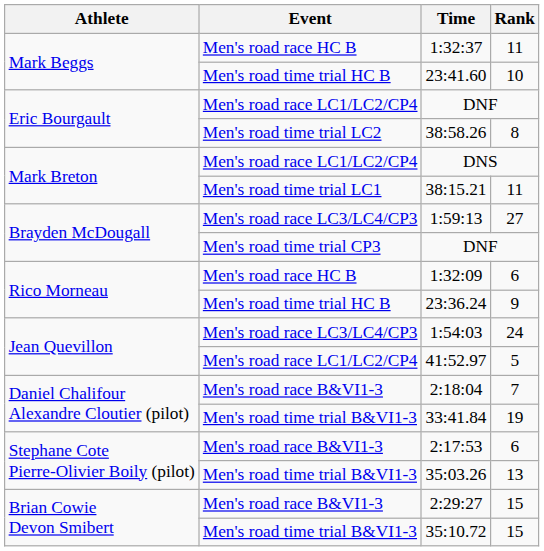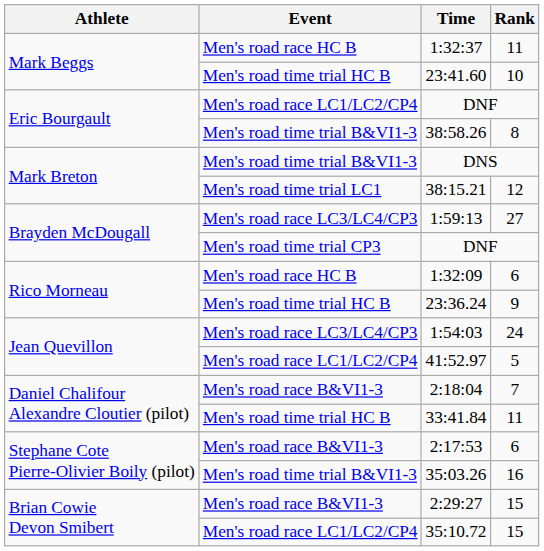(292, 133) Men's road time trial LC2 -> (310, 133) Men's road time trial B&VI1-3
(310, 161) Men's road race LC1/LC2/CP4 -> (310, 161) Men's road time trial B&VI1-3
(515, 190) 11 -> (515, 190) 12
(310, 418) Men's road time trial B&VI1-3 -> (297, 418) Men's road time trial HC B
(515, 418) 19 -> (515, 418) 11
(515, 475) 13 -> (515, 475) 16
(310, 532) Men's road time trial B&VI1-3 -> (310, 532) Men's road race LC1/LC2/CP4
